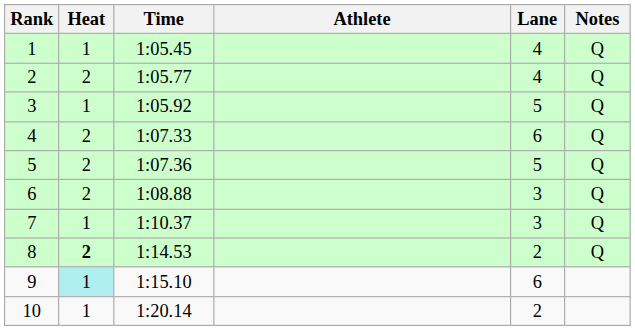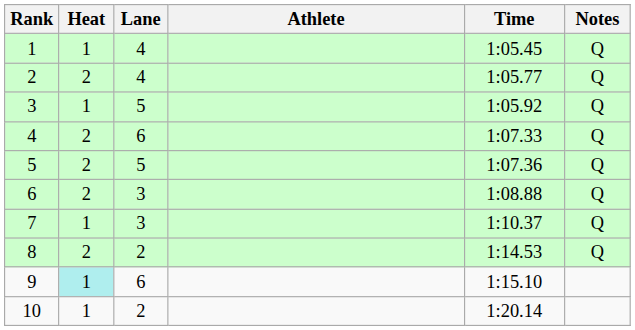columns swapped: (537, 19) <-> (164, 19)
(86, 252) bold -> (86, 252) normal
